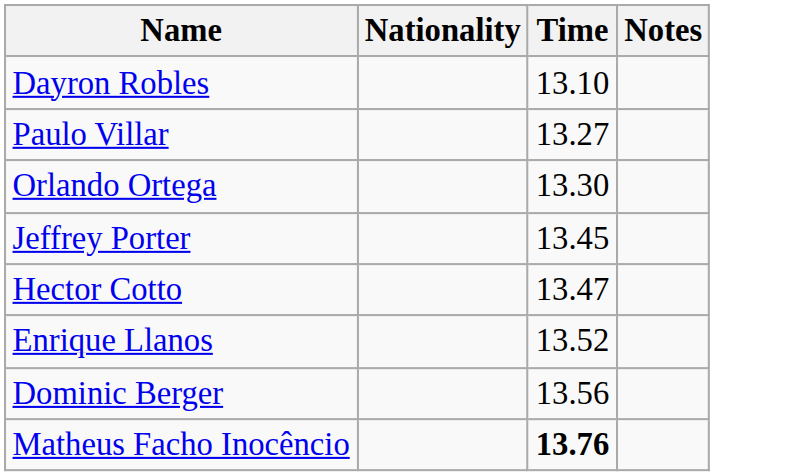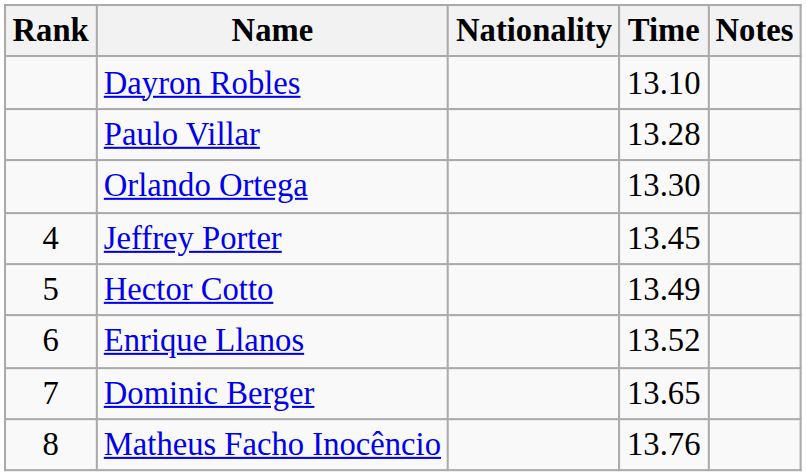+ column: (51, 30)
(572, 133) 13.27 -> (664, 133) 13.28
(572, 289) 13.47 -> (664, 289) 13.49
(572, 392) 13.56 -> (664, 392) 13.65
(572, 444) bold -> (664, 444) normal
